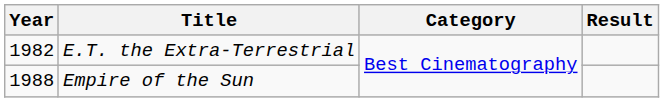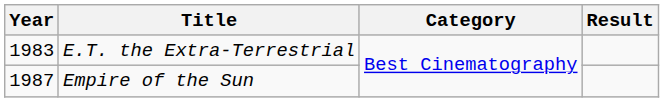(32, 50) 1982 -> (32, 50) 1983
(32, 81) 1988 -> (32, 81) 1987
